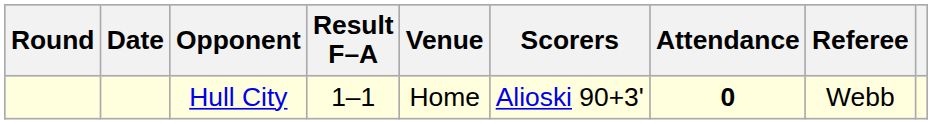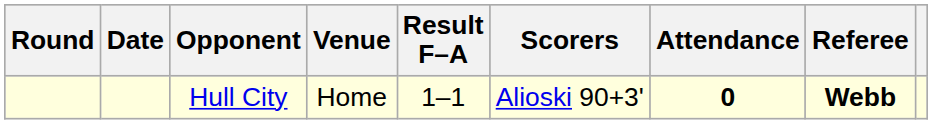columns swapped: (445, 40) <-> (353, 40)
(860, 97) normal -> (860, 97) bold
